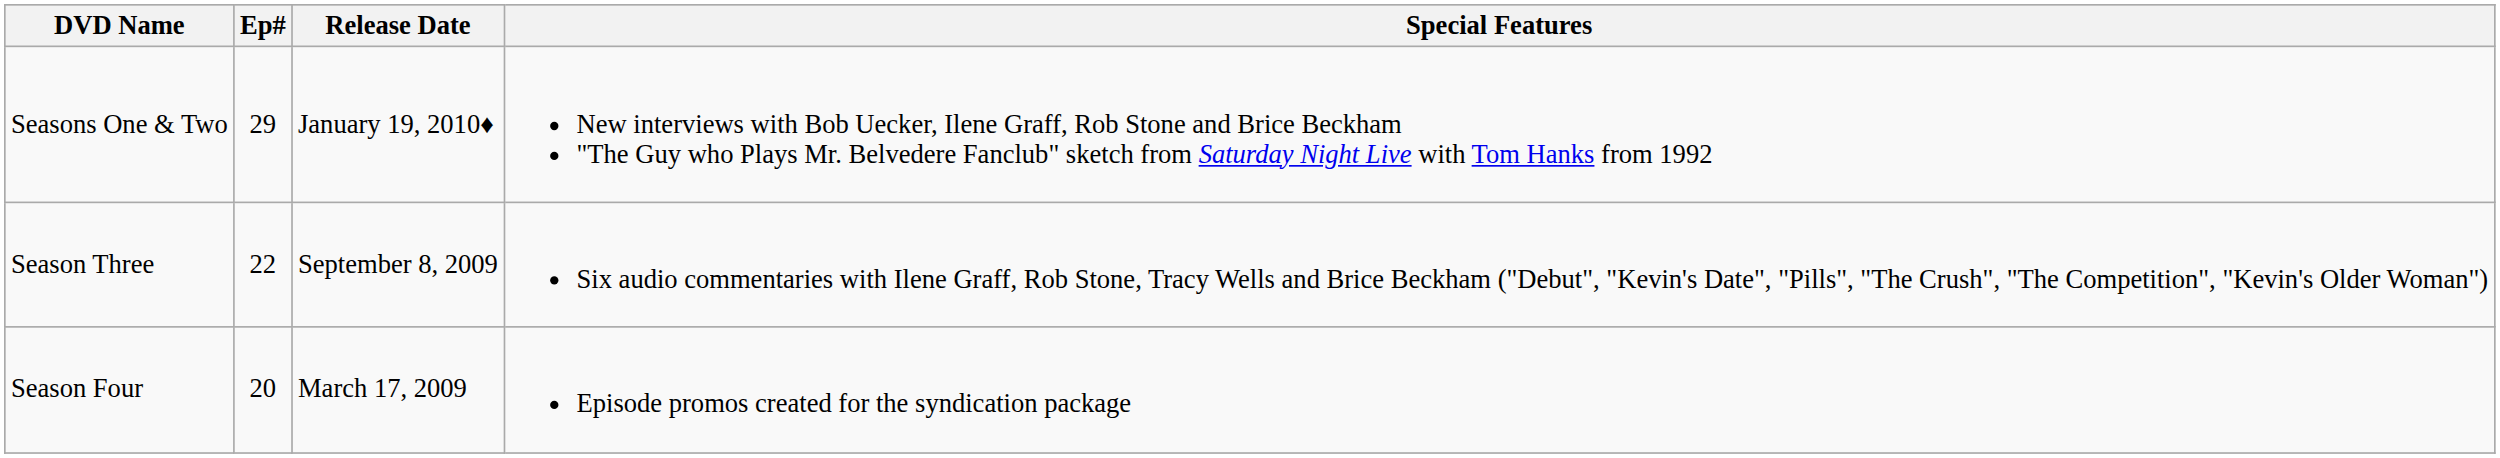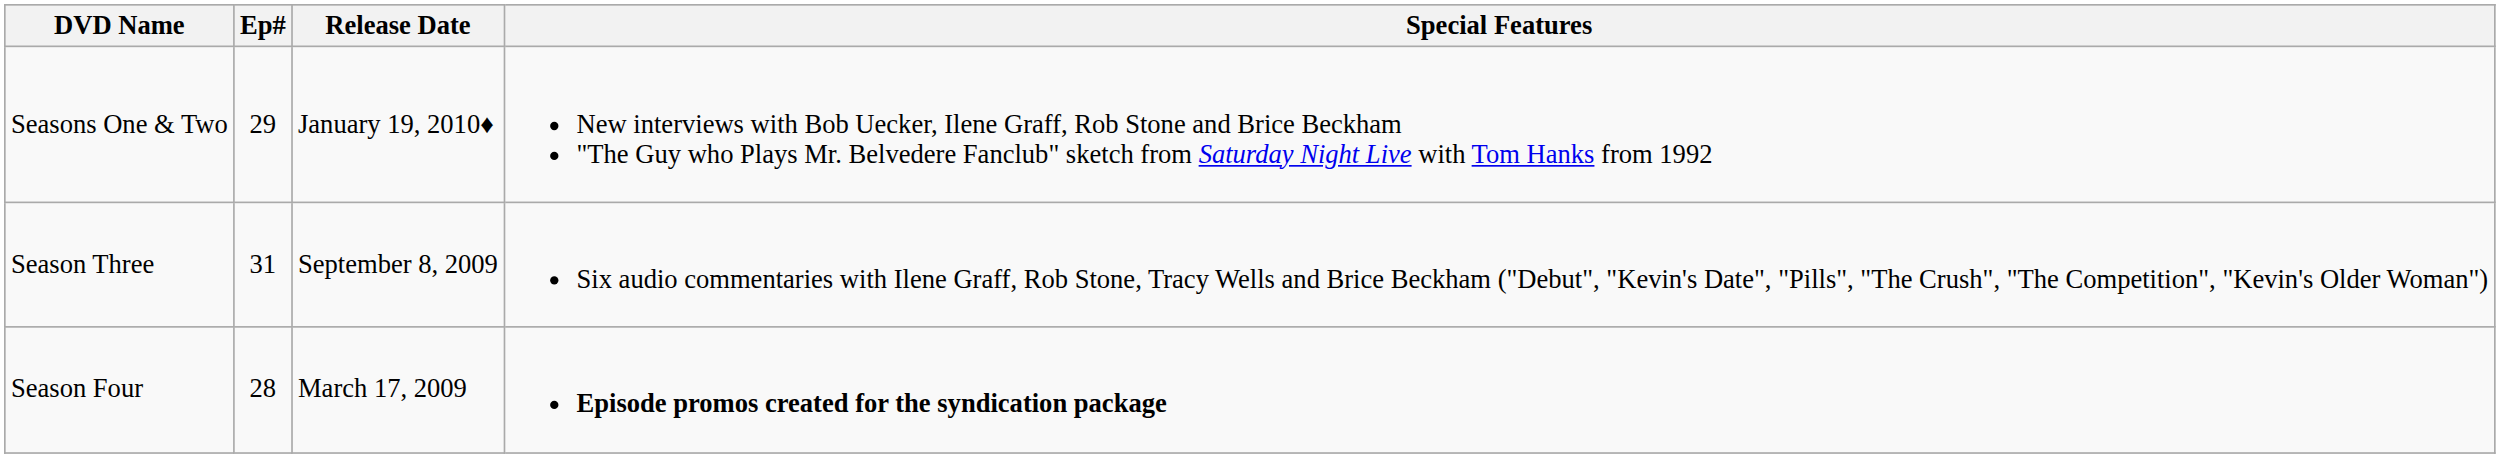(263, 264) 22 -> (263, 264) 31
(263, 389) 20 -> (263, 389) 28
(1499, 405) normal -> (1499, 405) bold
